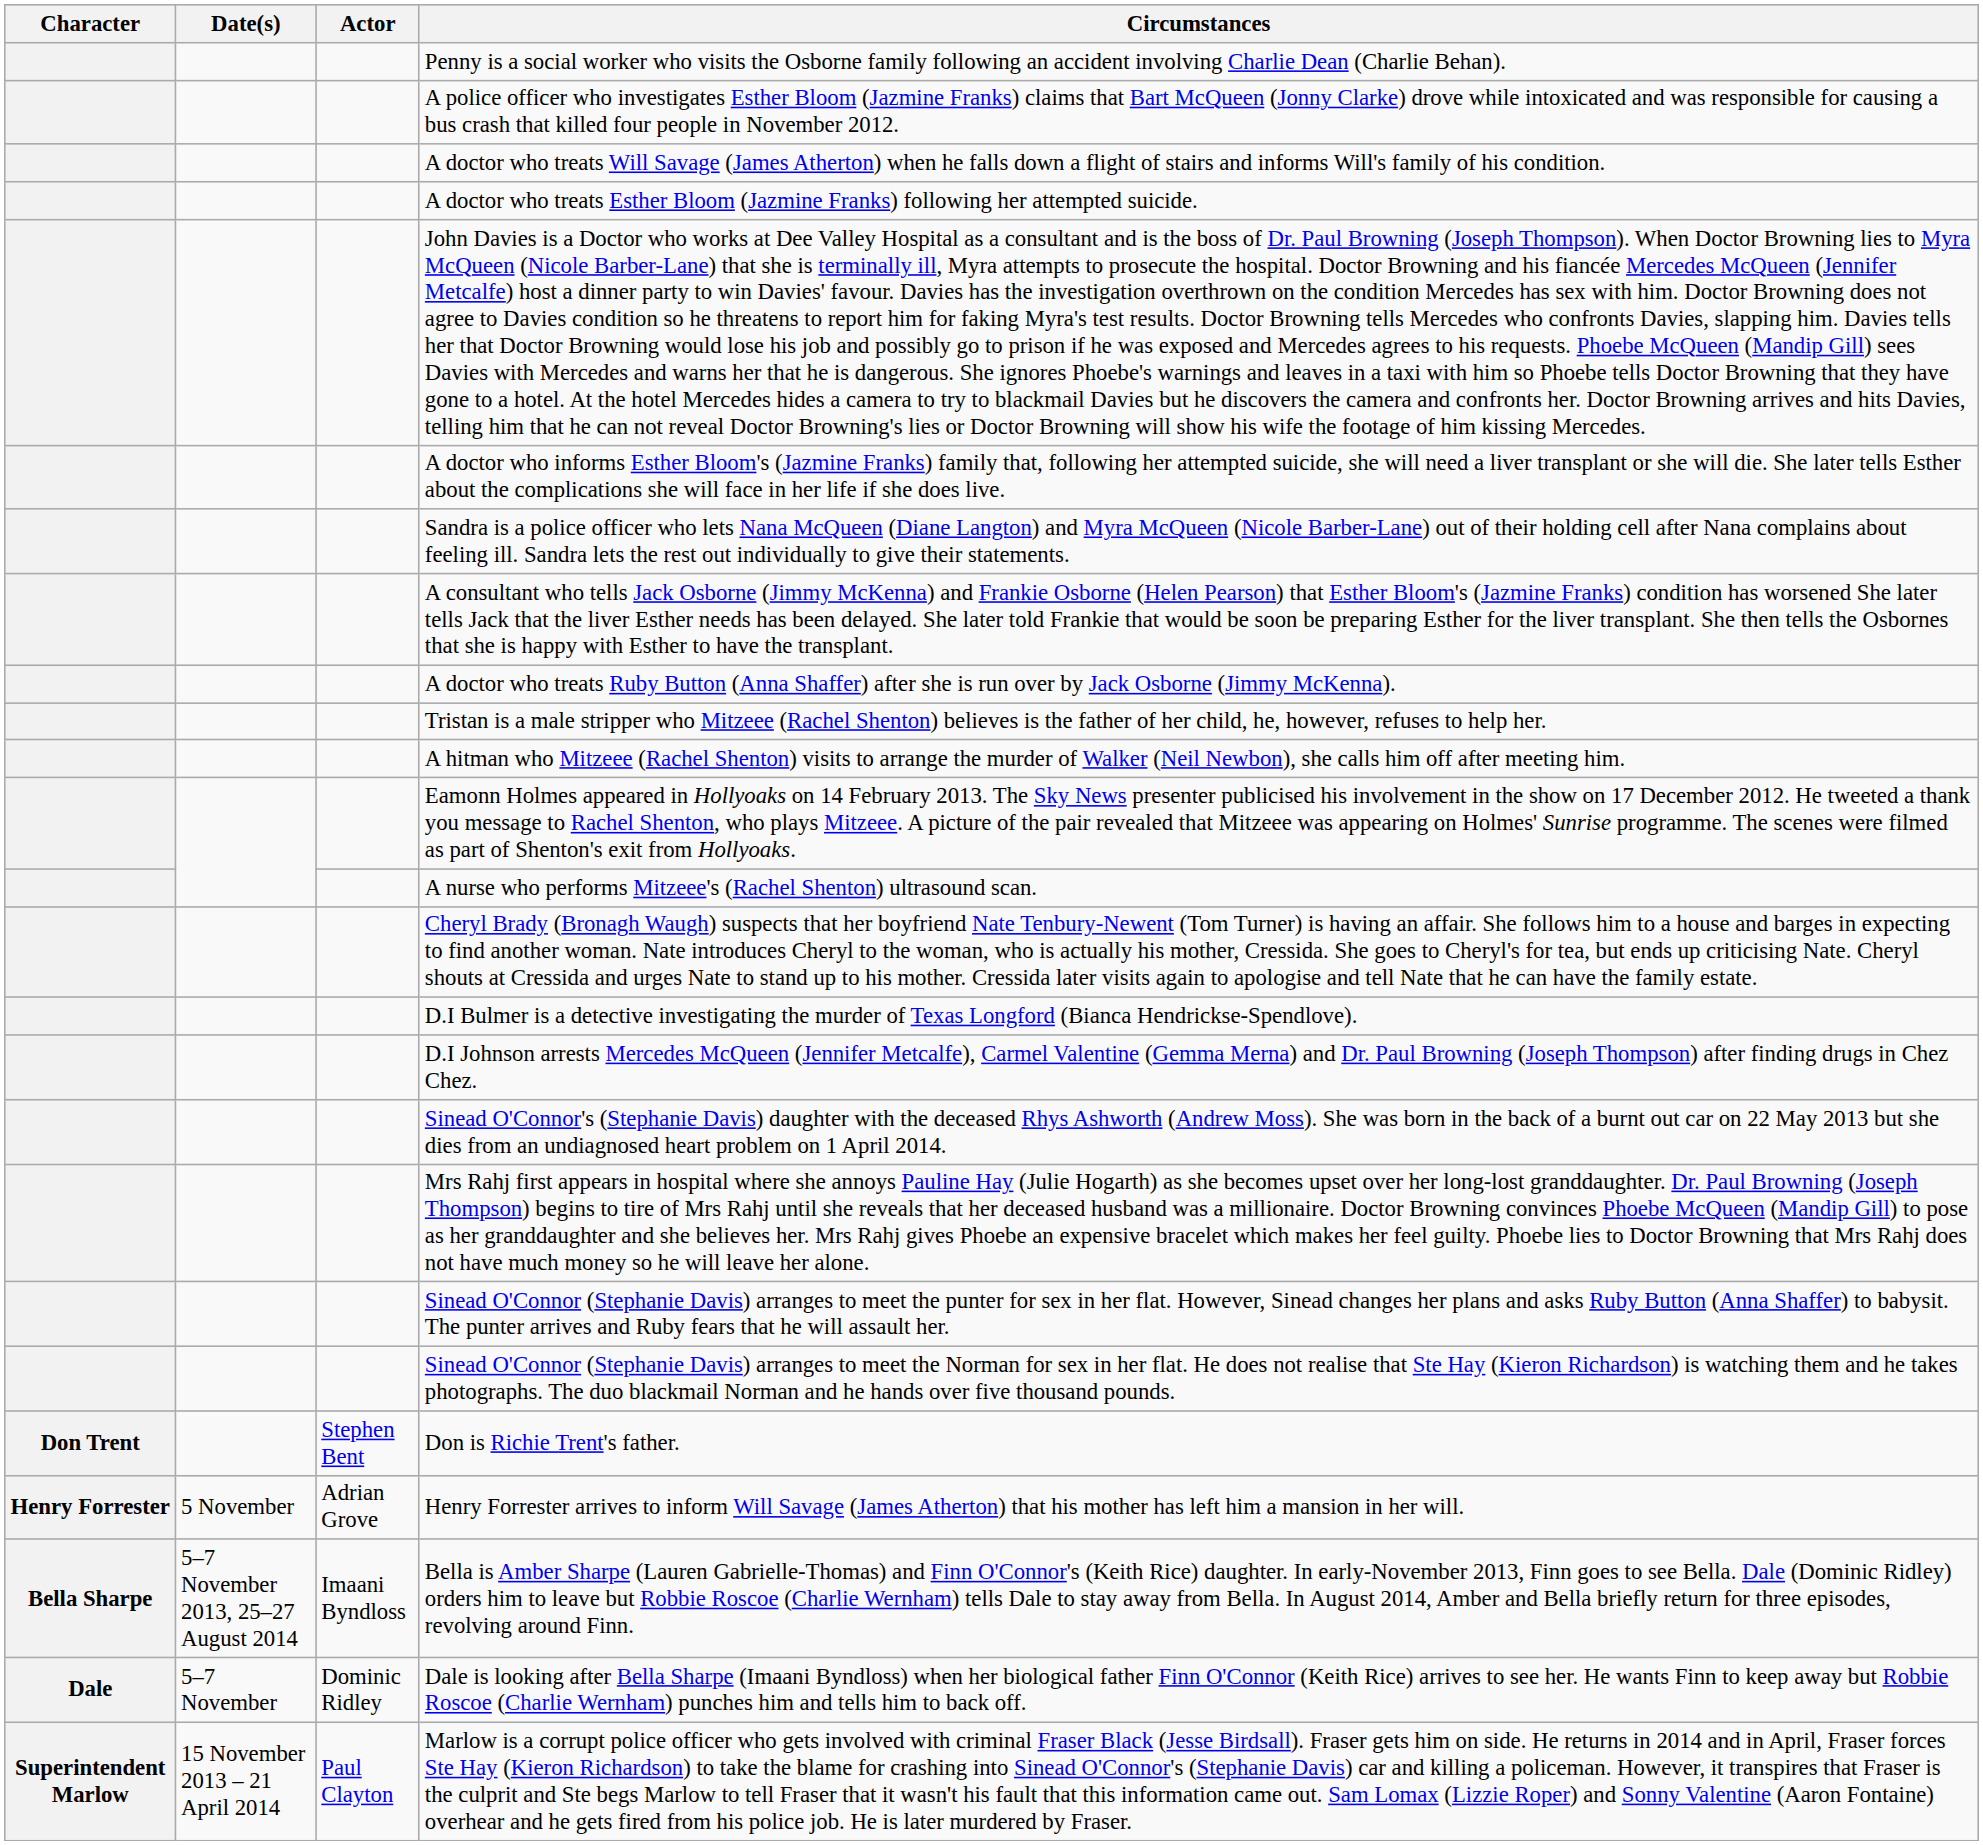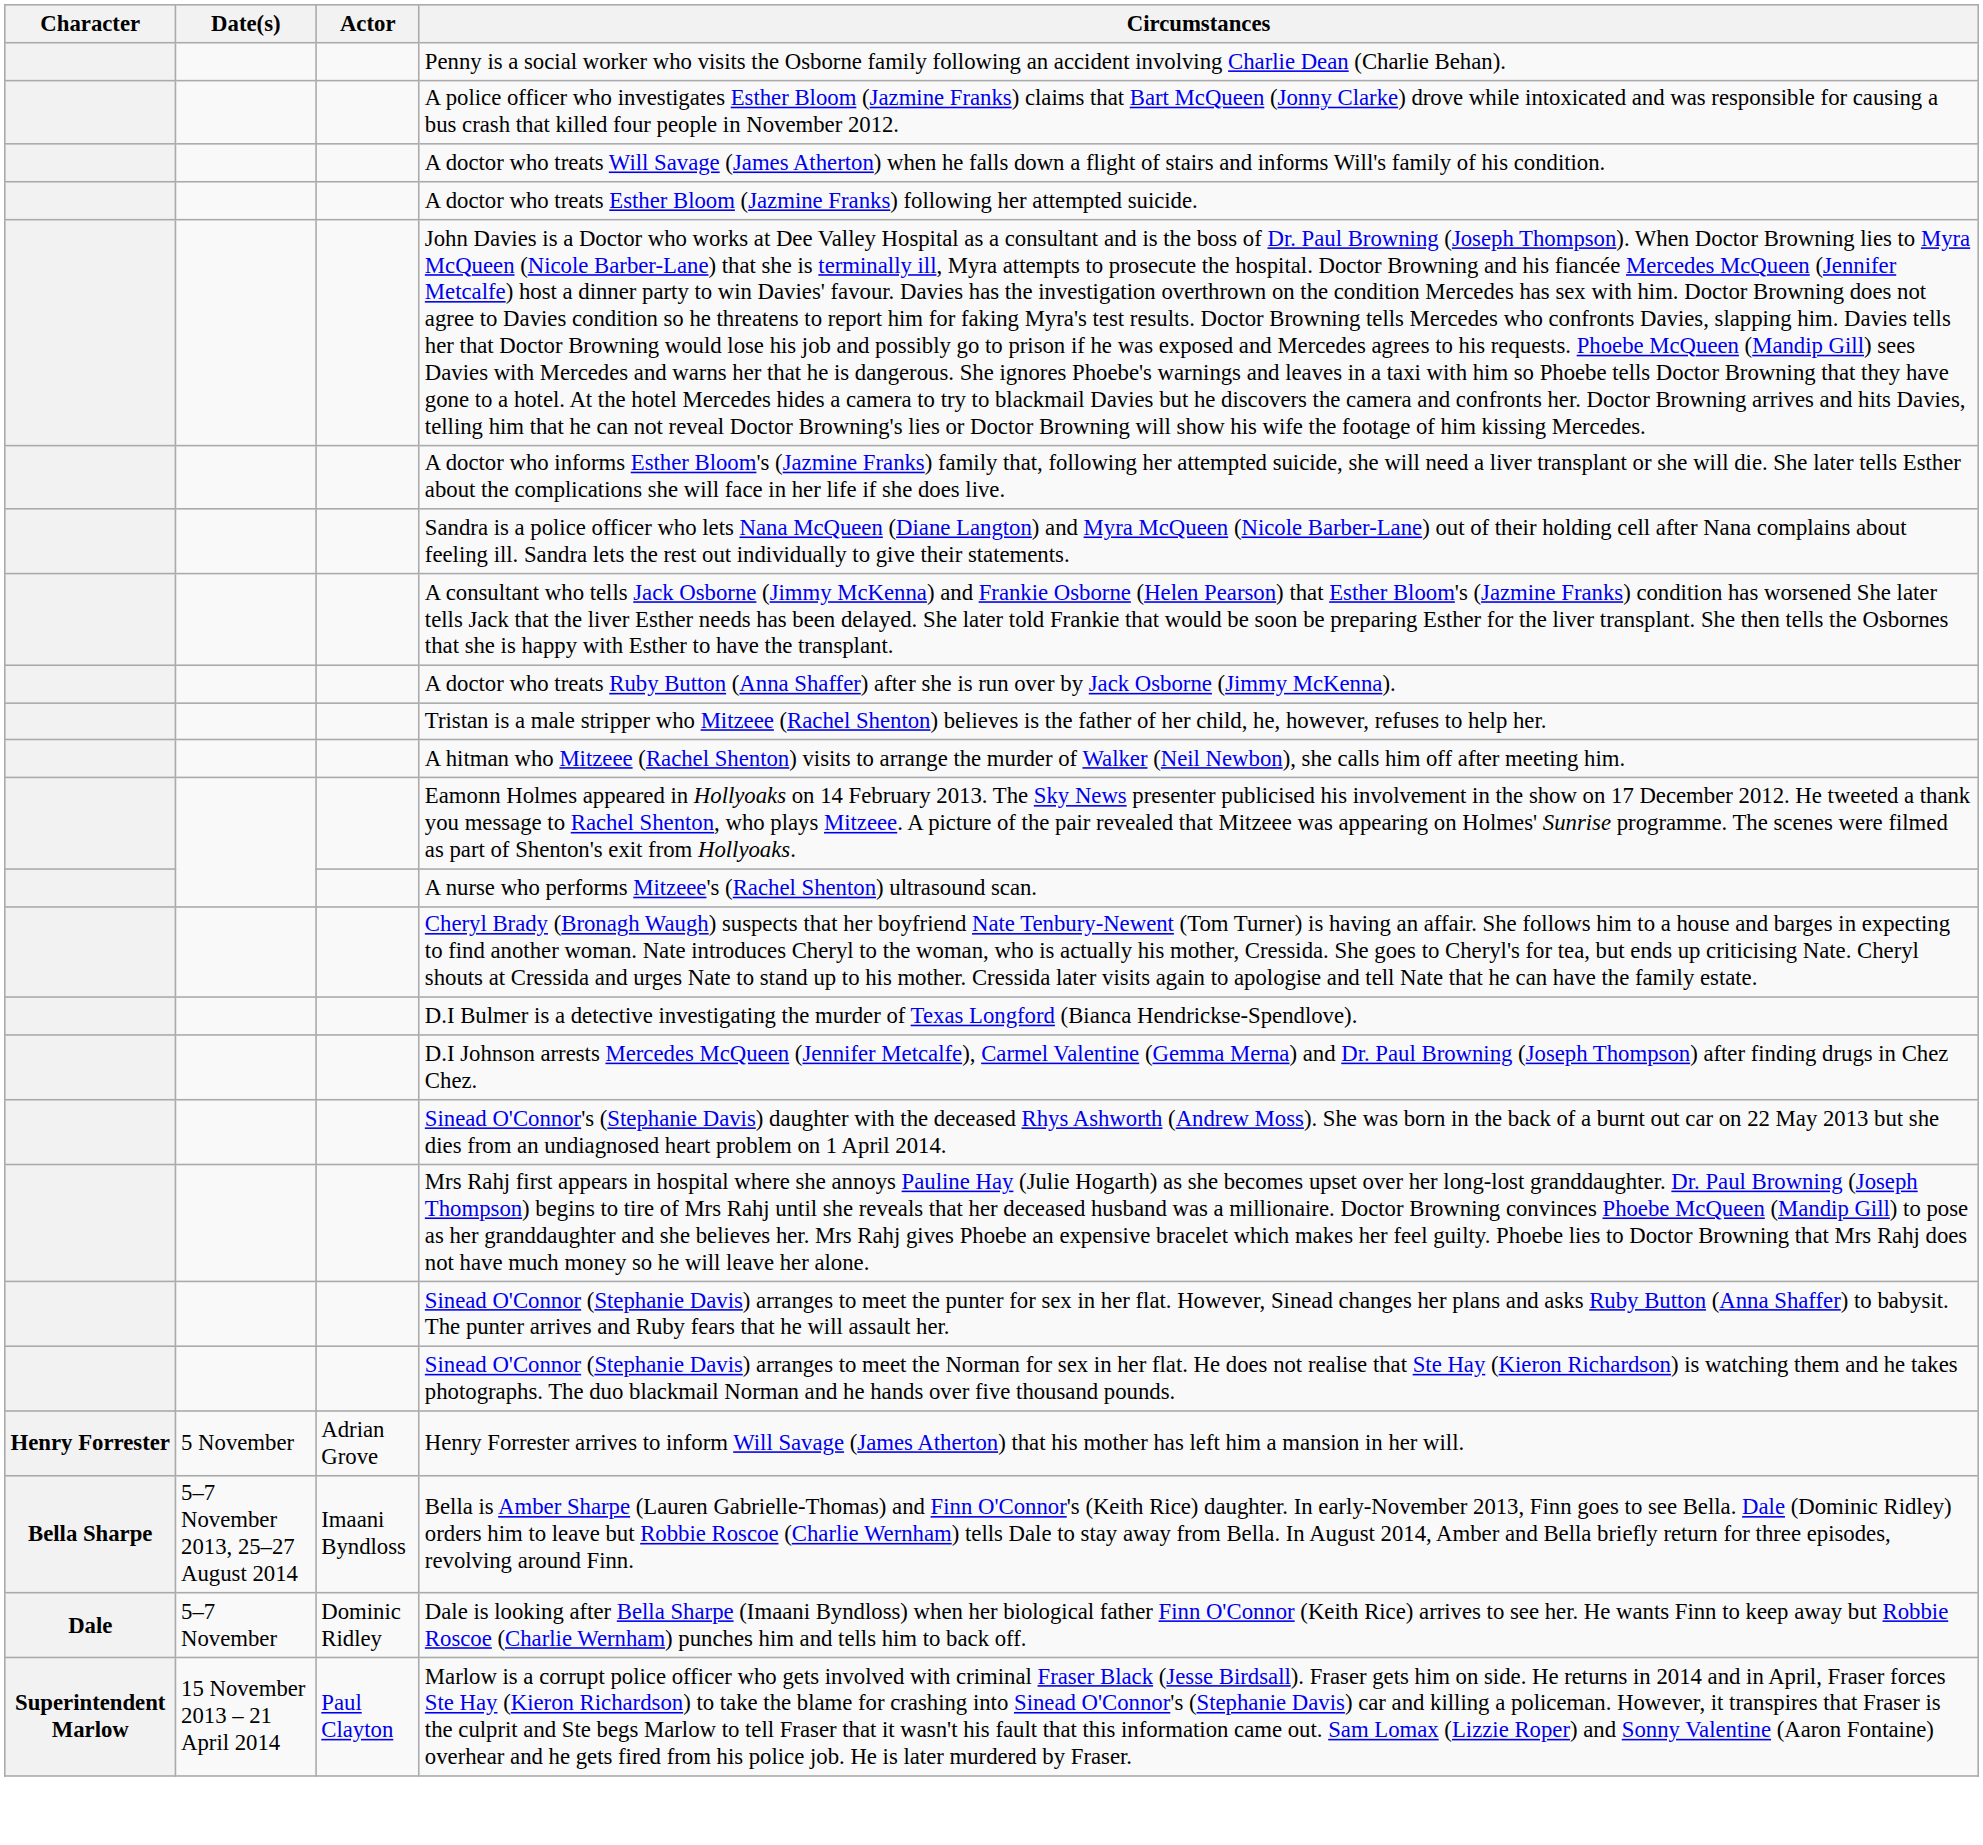- row: (552, 1442)
